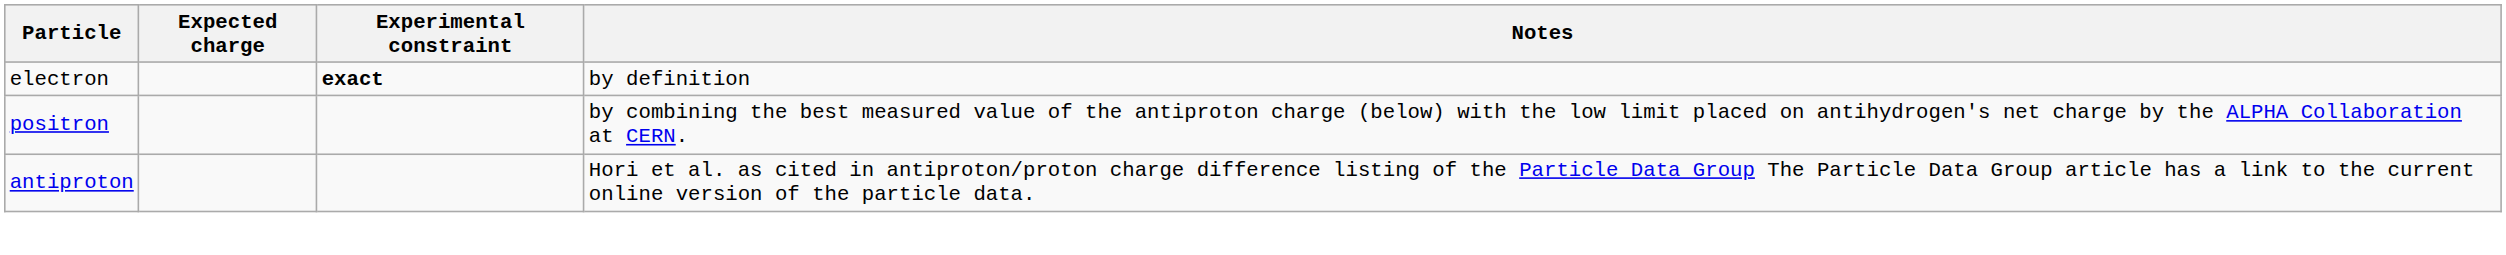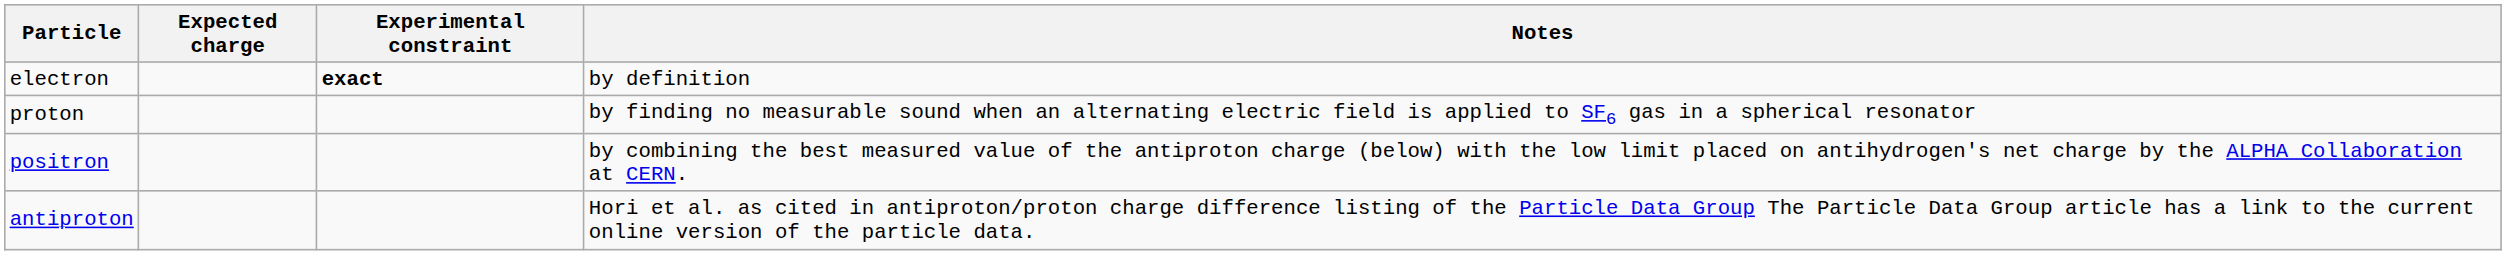+ row: (47, 115)
